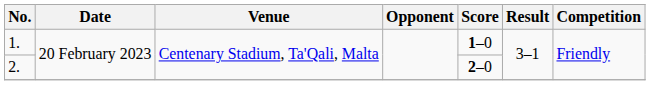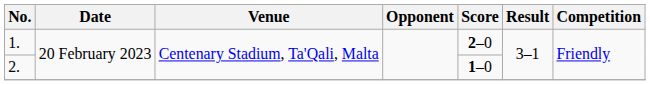(480, 42) 1–0 -> (480, 42) 2–0
(480, 67) 2–0 -> (480, 67) 1–0
